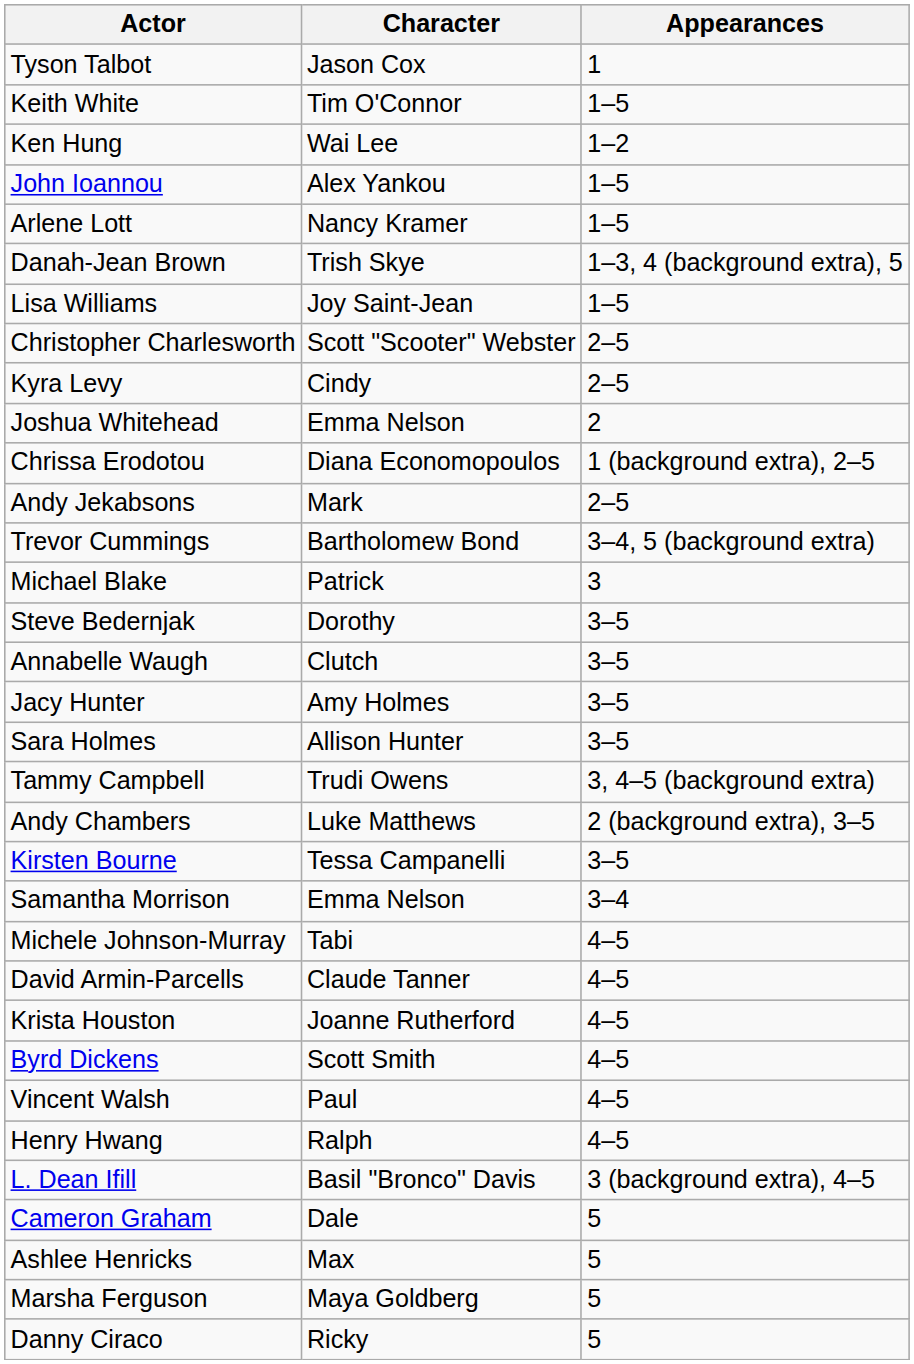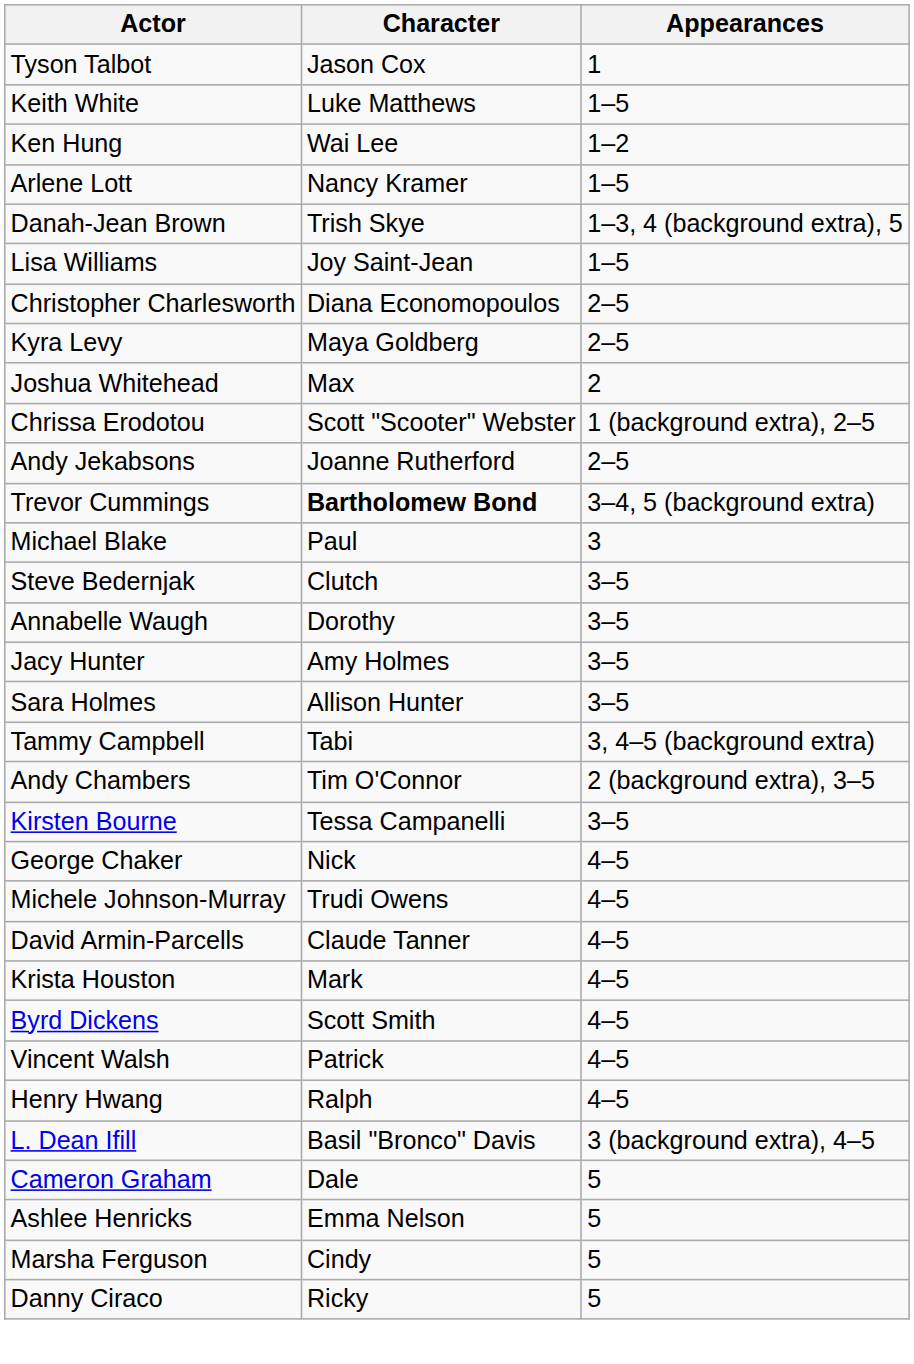(384, 104) Tim O'Connor -> (391, 104) Luke Matthews
- row: (87, 183)
(441, 343) Scott "Scooter" Webster -> (433, 303) Diana Economopoulos
(339, 382) Cindy -> (393, 343) Maya Goldberg
(386, 422) Emma Nelson -> (331, 382) Max
(433, 462) Diana Economopoulos -> (441, 422) Scott "Scooter" Webster
(335, 502) Mark -> (411, 462) Joanne Rutherford
(413, 542) normal -> (422, 502) bold
(345, 582) Patrick -> (332, 542) Paul
(351, 622) Dorothy -> (343, 582) Clutch
(343, 661) Clutch -> (351, 622) Dorothy
(378, 781) Trudi Owens -> (330, 741) Tabi
(391, 821) Luke Matthews -> (384, 781) Tim O'Connor
- row: (120, 900)
+ row: (96, 861)
(330, 940) Tabi -> (378, 900) Trudi Owens
(411, 1020) Joanne Rutherford -> (335, 980) Mark
(332, 1100) Paul -> (345, 1060) Patrick
(331, 1259) Max -> (386, 1219) Emma Nelson
(393, 1299) Maya Goldberg -> (339, 1259) Cindy
